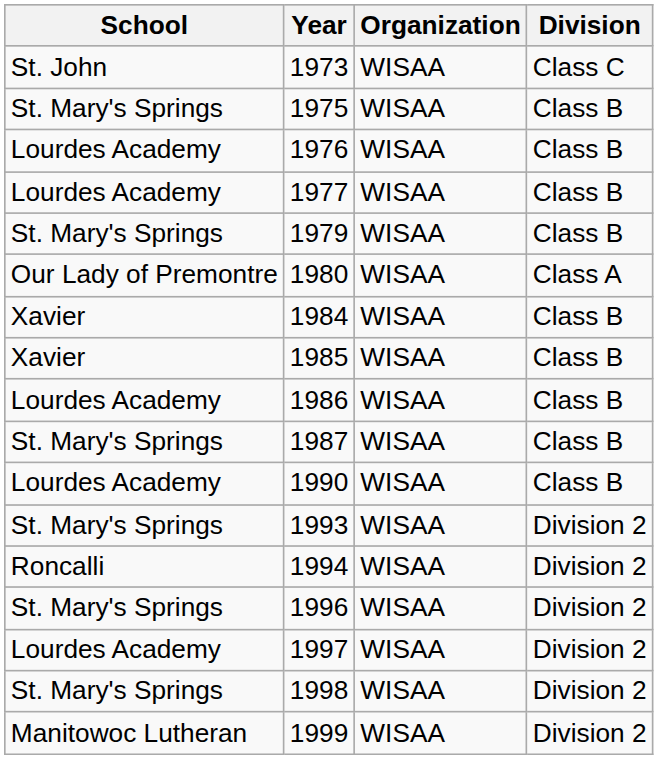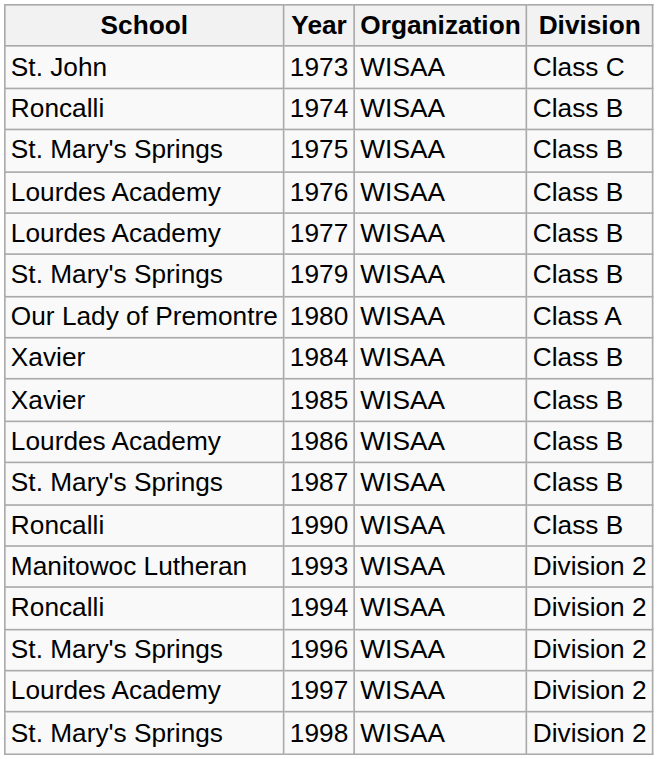+ row: (319, 108)
(116, 483) Lourdes Academy -> (58, 524) Roncalli
(117, 524) St. Mary's Springs -> (129, 566) Manitowoc Lutheran
- row: (319, 732)
